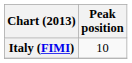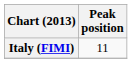(102, 48) 10 -> (102, 48) 11
